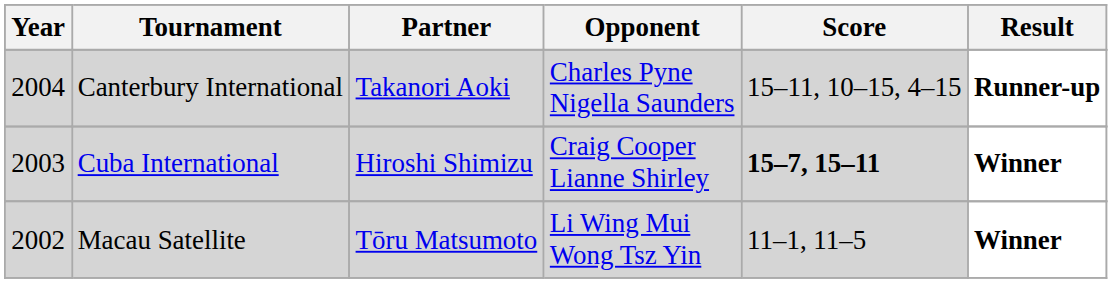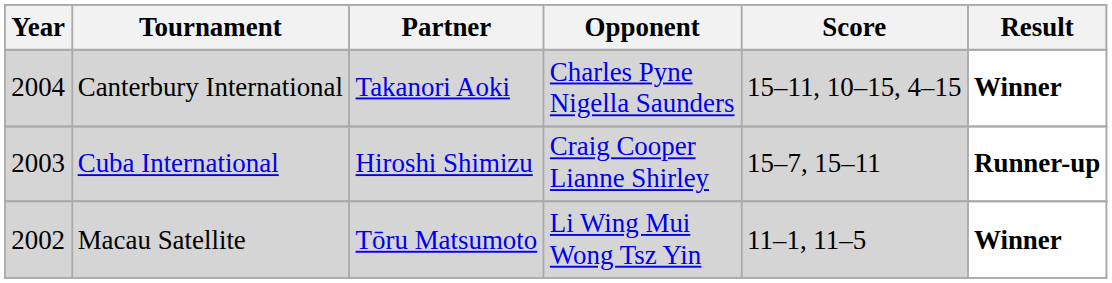(1037, 87) Runner-up -> (1018, 87) Winner
(814, 163) bold -> (814, 163) normal
(1018, 163) Winner -> (1037, 163) Runner-up
